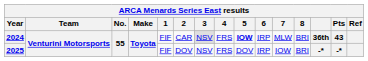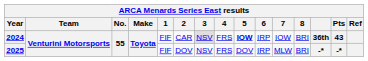(283, 37) MLW -> (283, 37) IOW
(283, 50) IOW -> (283, 50) MLW
